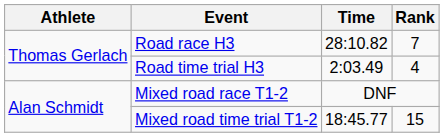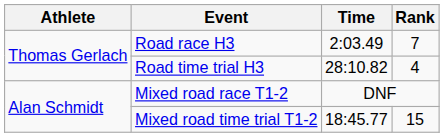(356, 43) 28:10.82 -> (356, 43) 2:03.49
(356, 69) 2:03.49 -> (356, 69) 28:10.82
